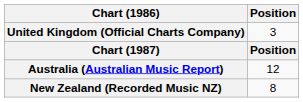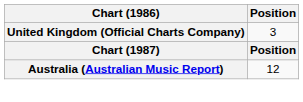- row: (126, 87)
